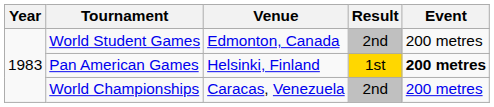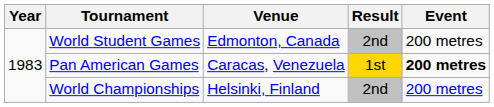(264, 65) Helsinki, Finland -> (276, 65) Caracas, Venezuela
(276, 89) Caracas, Venezuela -> (264, 89) Helsinki, Finland
